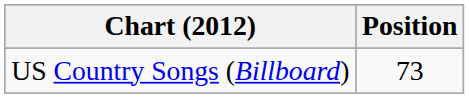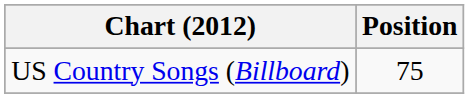(410, 70) 73 -> (410, 70) 75
